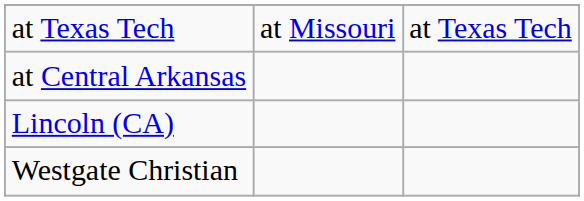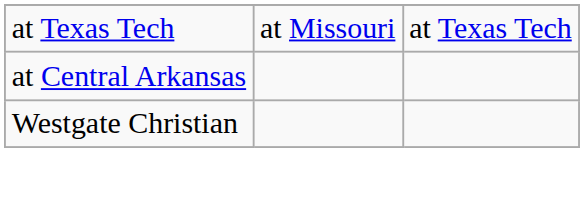- row: (93, 123)
